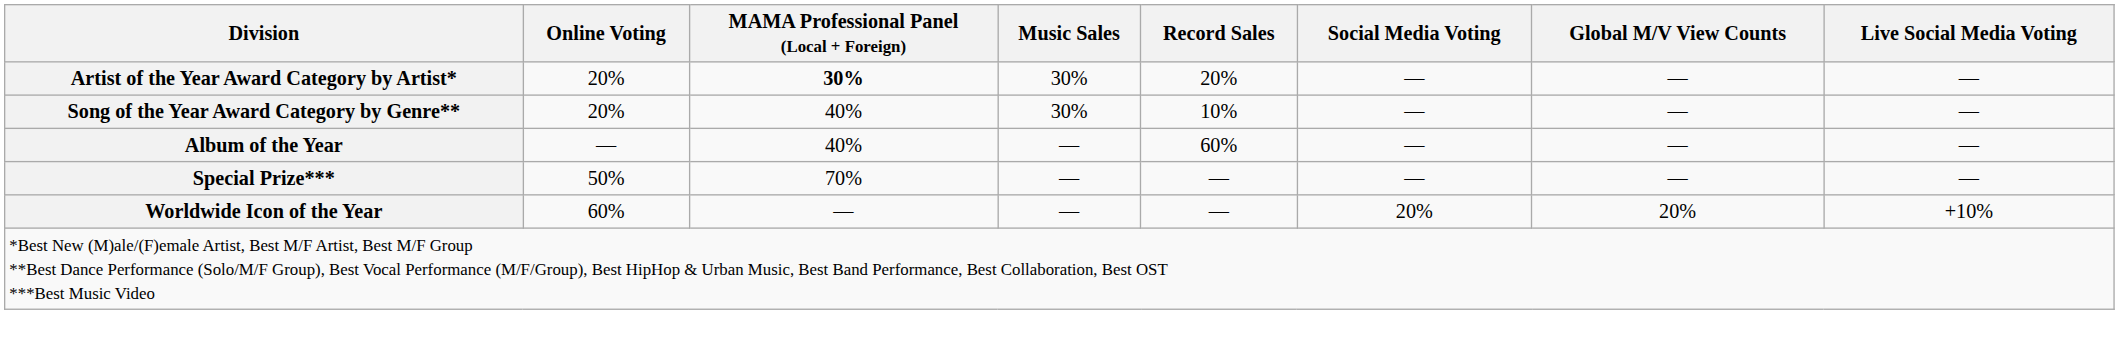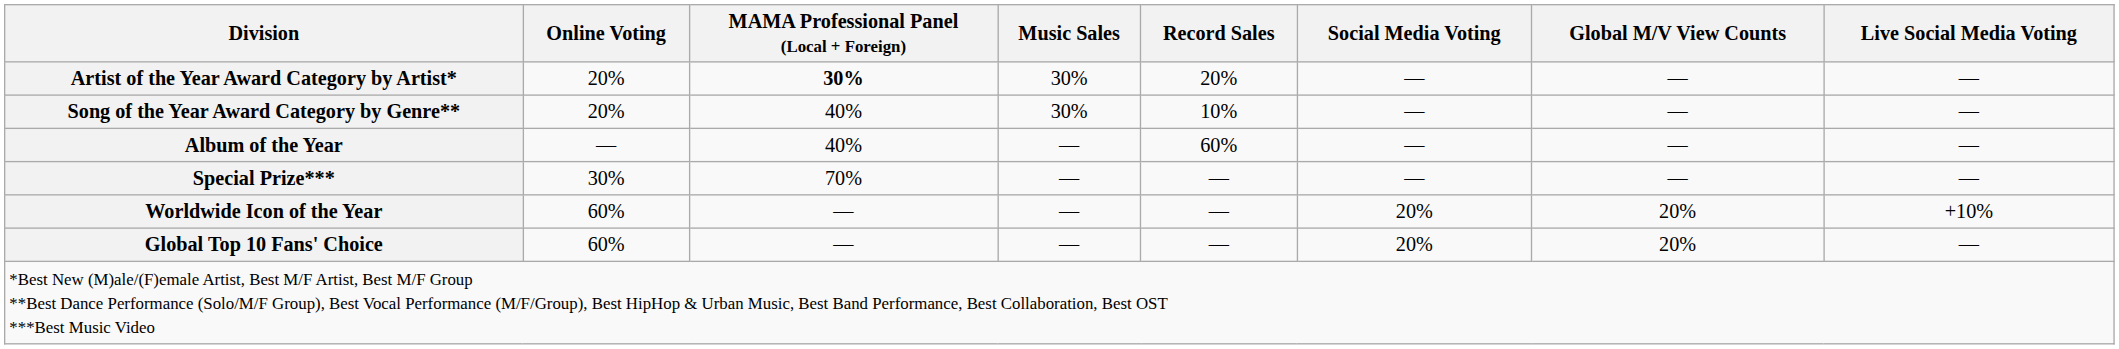(606, 178) 50% -> (606, 178) 30%
+ row: (264, 245)
